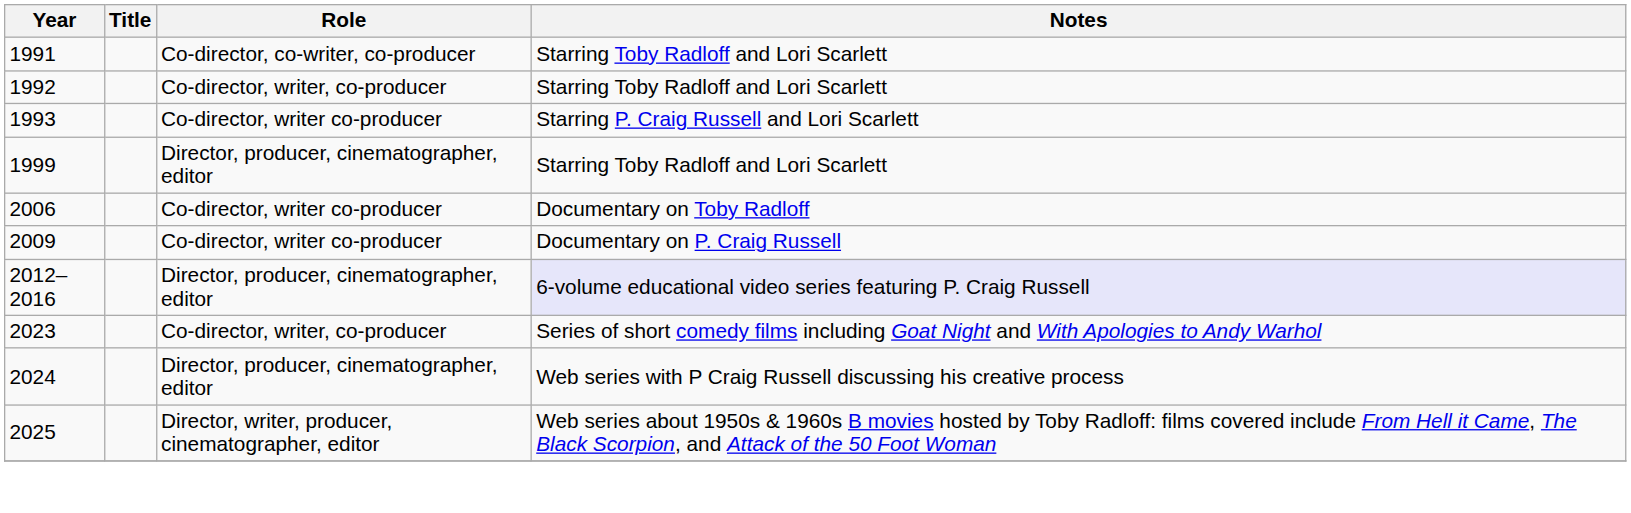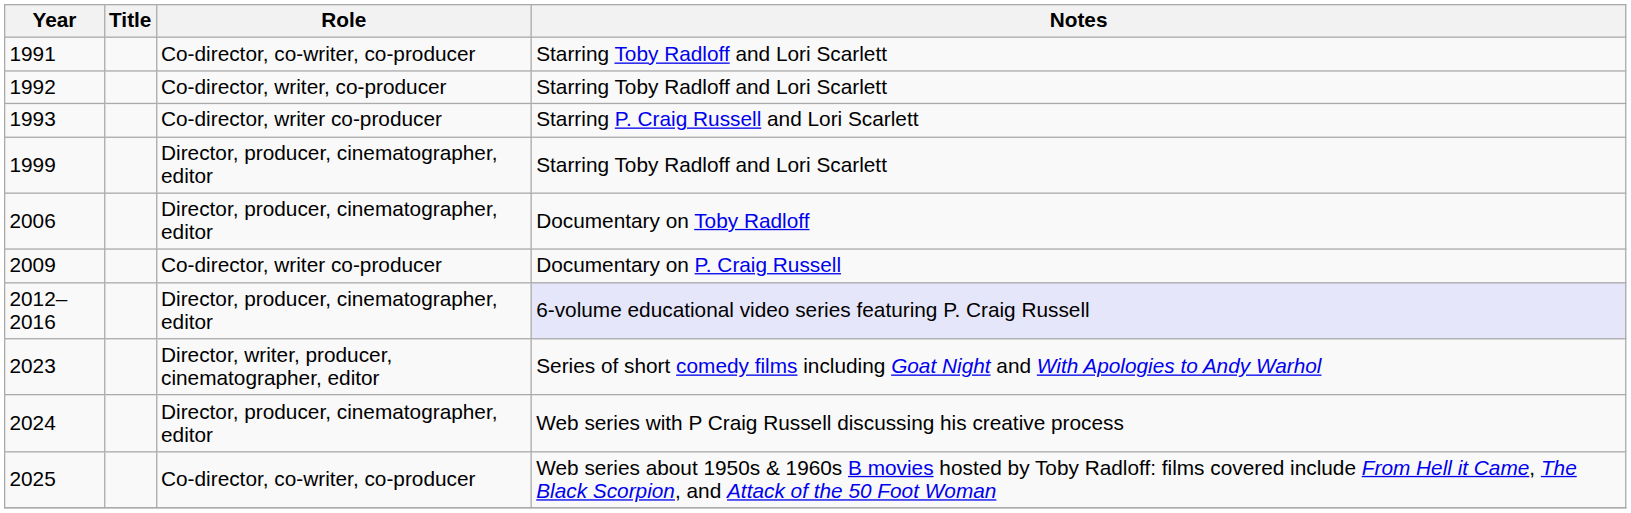(301, 209) Co-director, writer co-producer -> (329, 221) Director, producer, cinematographer, editor
(304, 331) Co-director, writer, co-producer -> (277, 366) Director, writer, producer, cinematographer, editor
(277, 432) Director, writer, producer, cinematographer, editor -> (318, 479) Co-director, co-writer, co-producer
